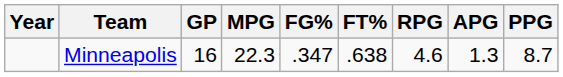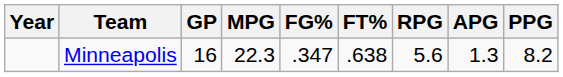(428, 55) 4.6 -> (428, 55) 5.6
(538, 55) 8.7 -> (538, 55) 8.2
